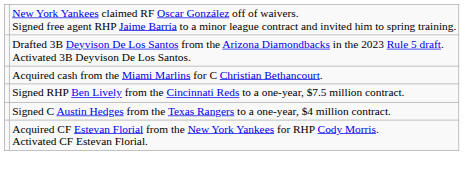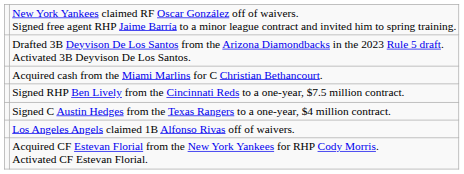+ row: (153, 129)
